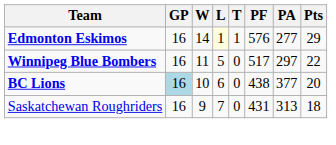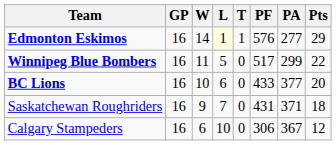(287, 61) 297 -> (292, 61) 299
(179, 83) lightblue background -> (179, 83) no background
(259, 83) 438 -> (264, 83) 433
(287, 106) 313 -> (292, 106) 371
+ row: (65, 128)
